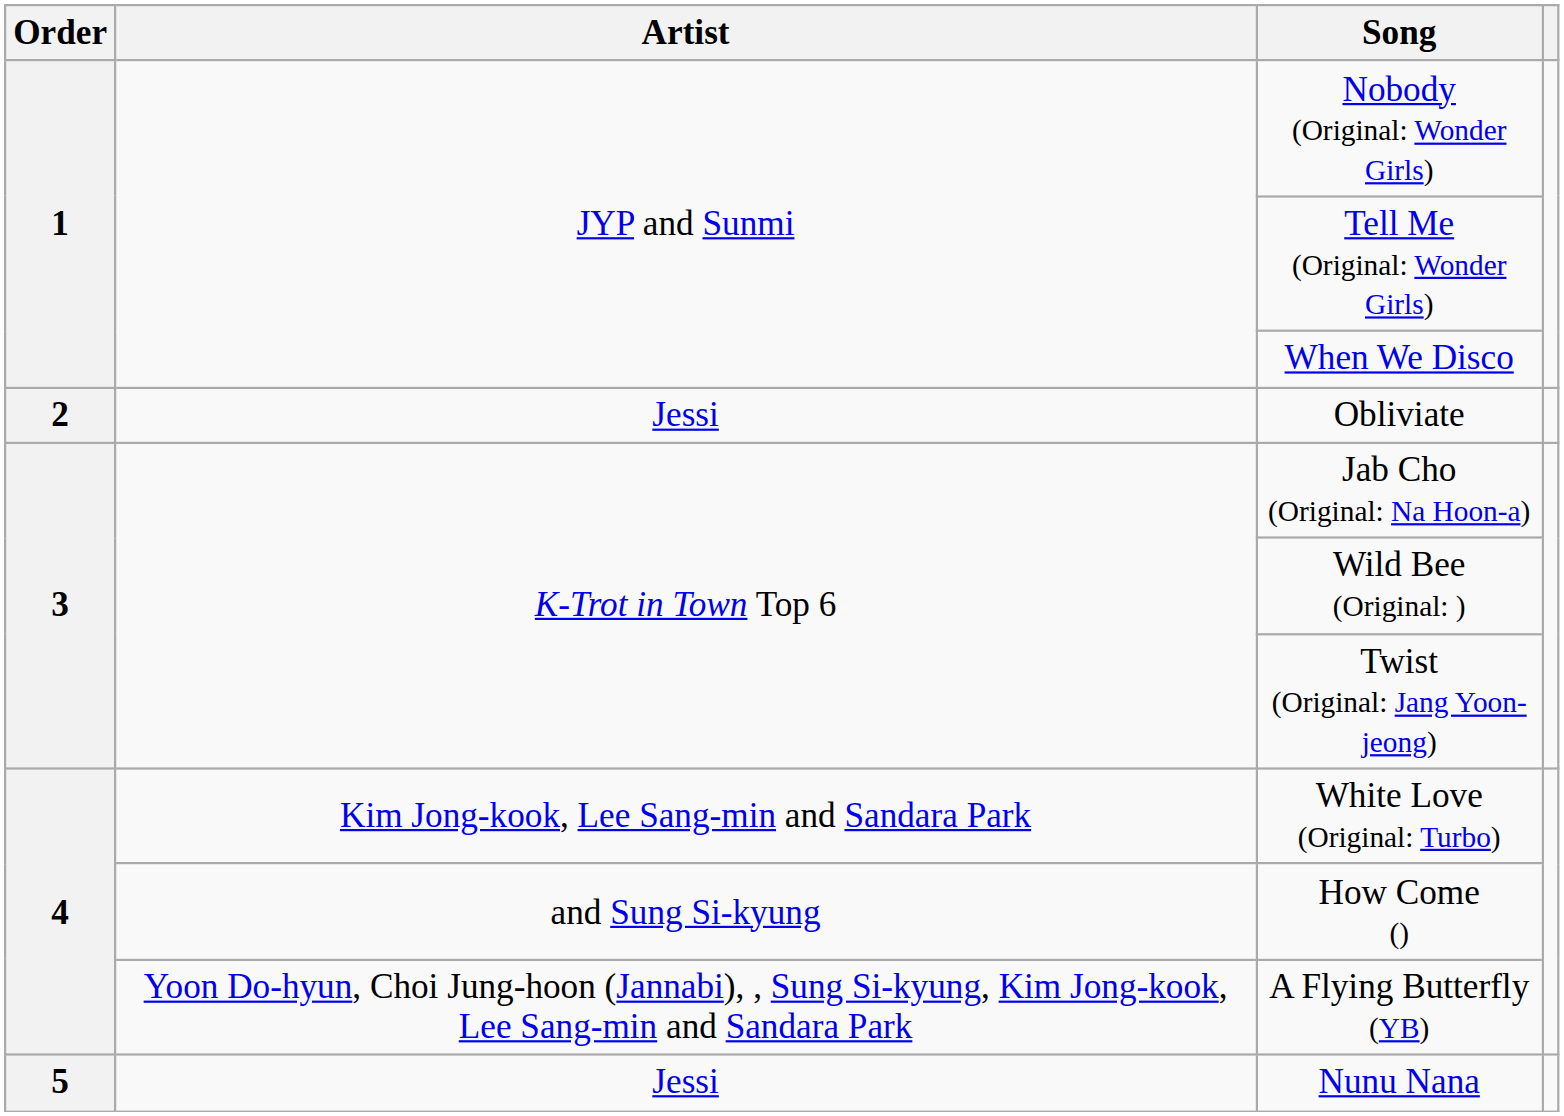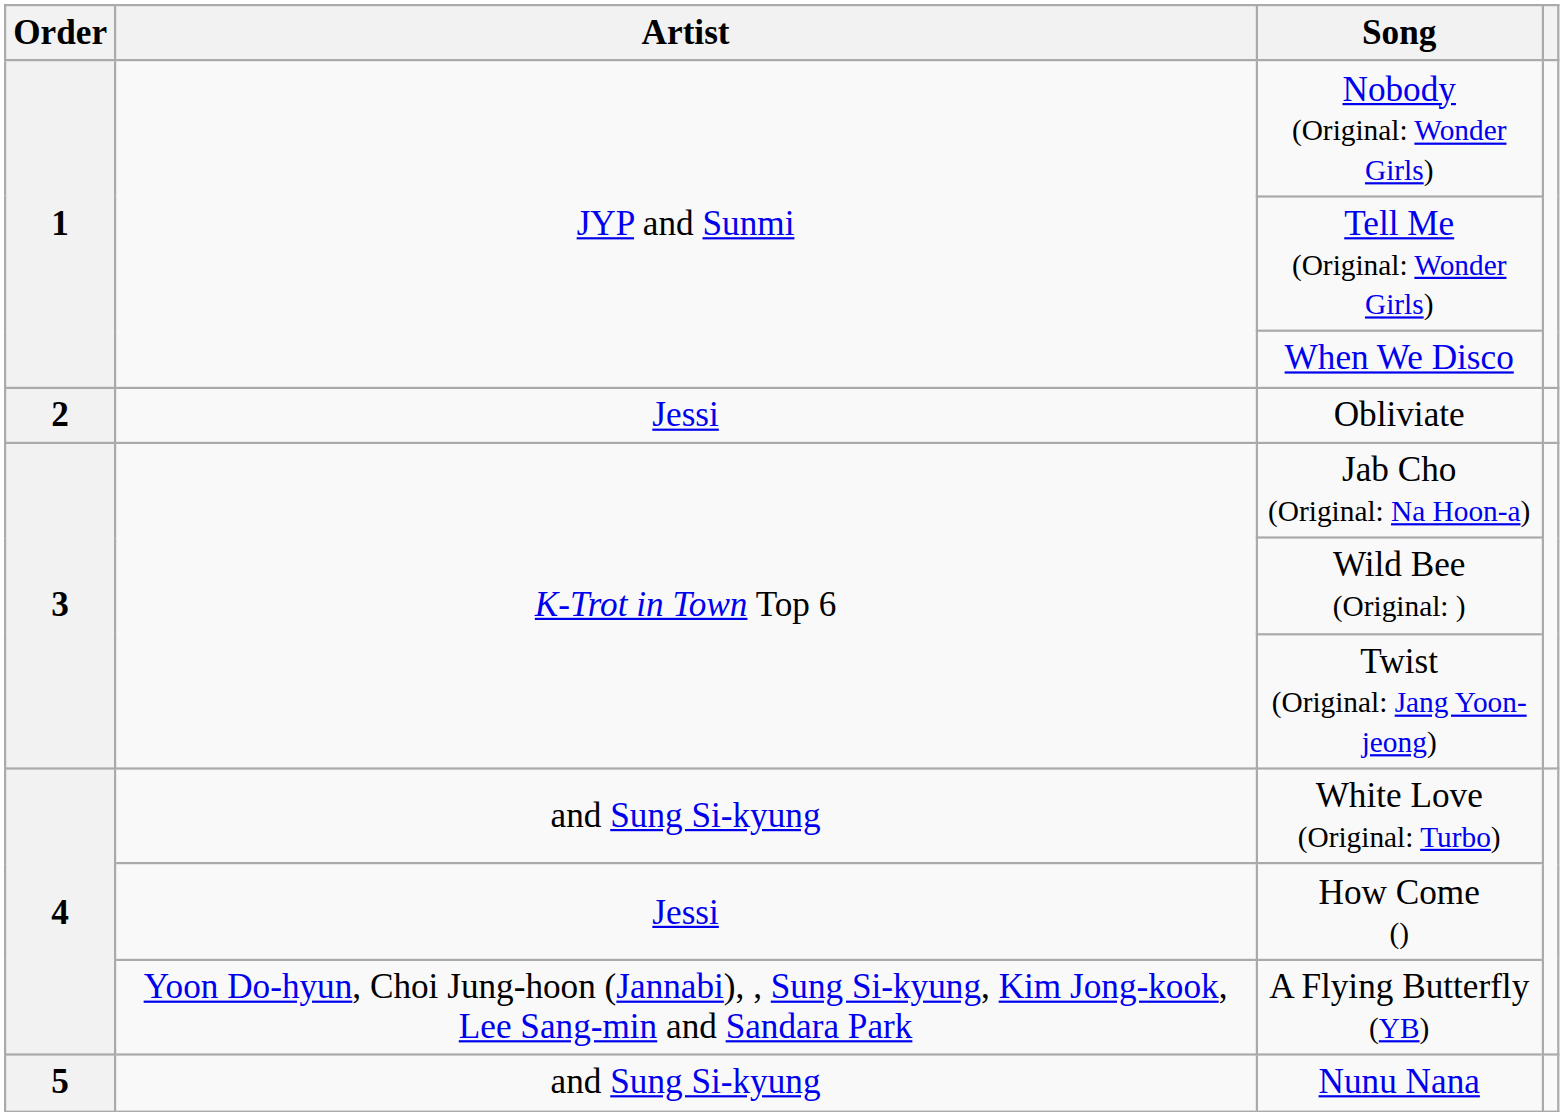(686, 815) Kim Jong-kook, Lee Sang-min and Sandara Park -> (686, 815) and Sung Si-kyung
(686, 911) and Sung Si-kyung -> (686, 911) Jessi
(686, 1082) Jessi -> (686, 1082) and Sung Si-kyung
